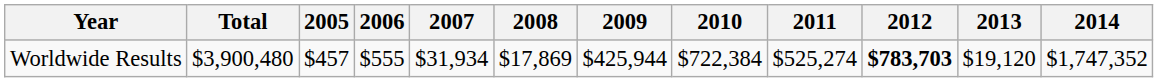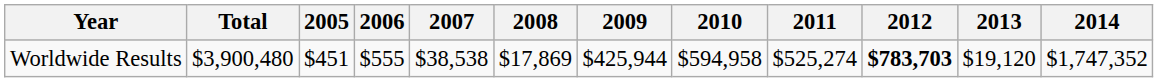(327, 58) $457 -> (327, 58) $451
(452, 58) $31,934 -> (452, 58) $38,538
(720, 58) $722,384 -> (720, 58) $594,958
